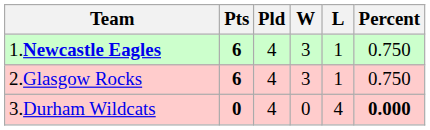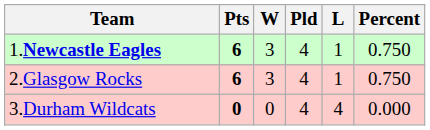columns swapped: (272, 19) <-> (306, 19)
(389, 109) bold -> (389, 109) normal
